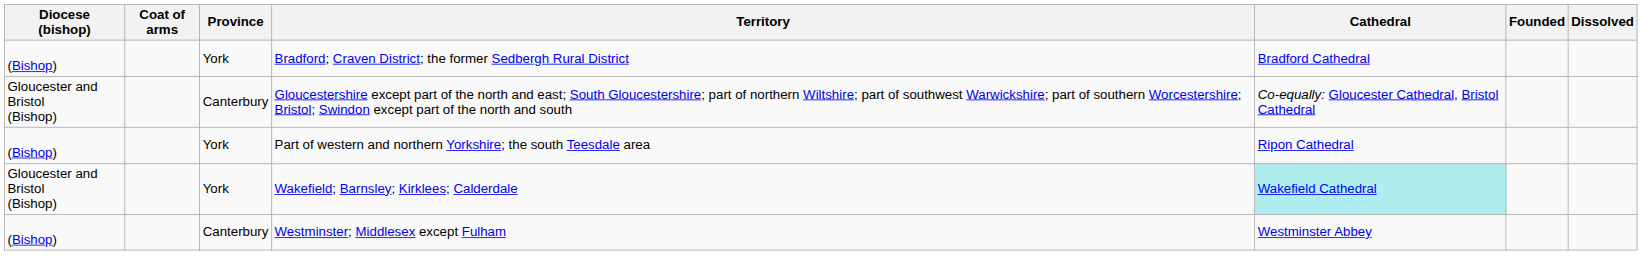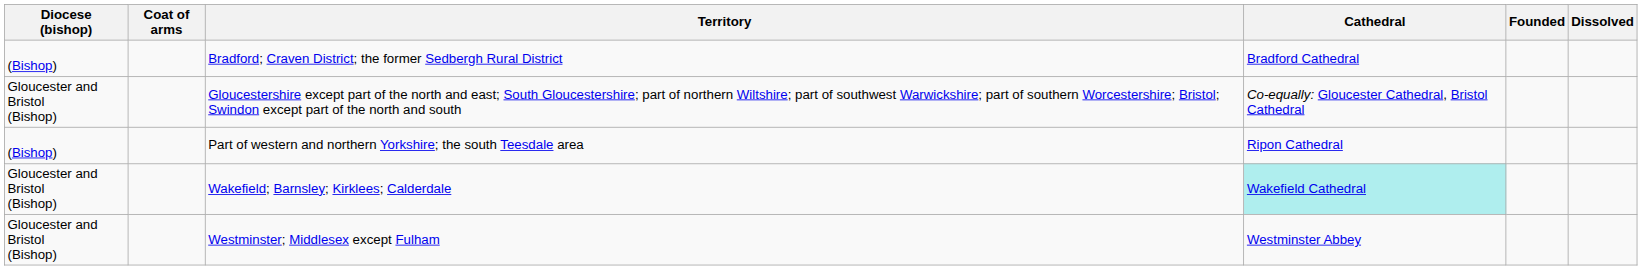- column: (236, 22)
(32, 239) (Bishop) -> (53, 239) Gloucester and Bristol (Bishop)
